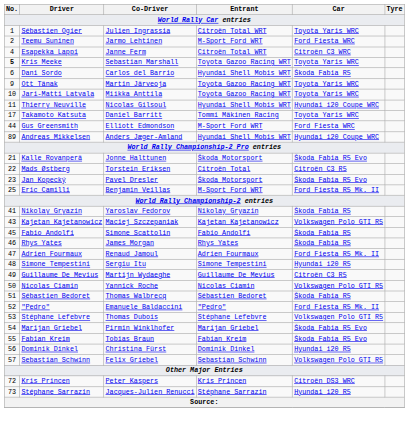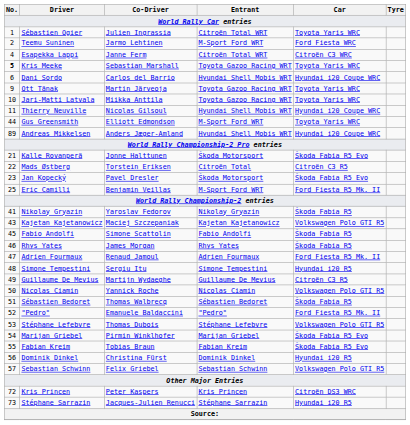(322, 73) Škoda Fabia R5 -> (338, 77) Hyundai i20 Coupe WRC
- row: (54, 116)
(324, 126) Ford Fiesta WRC -> (327, 122) Toyota Yaris WRC
